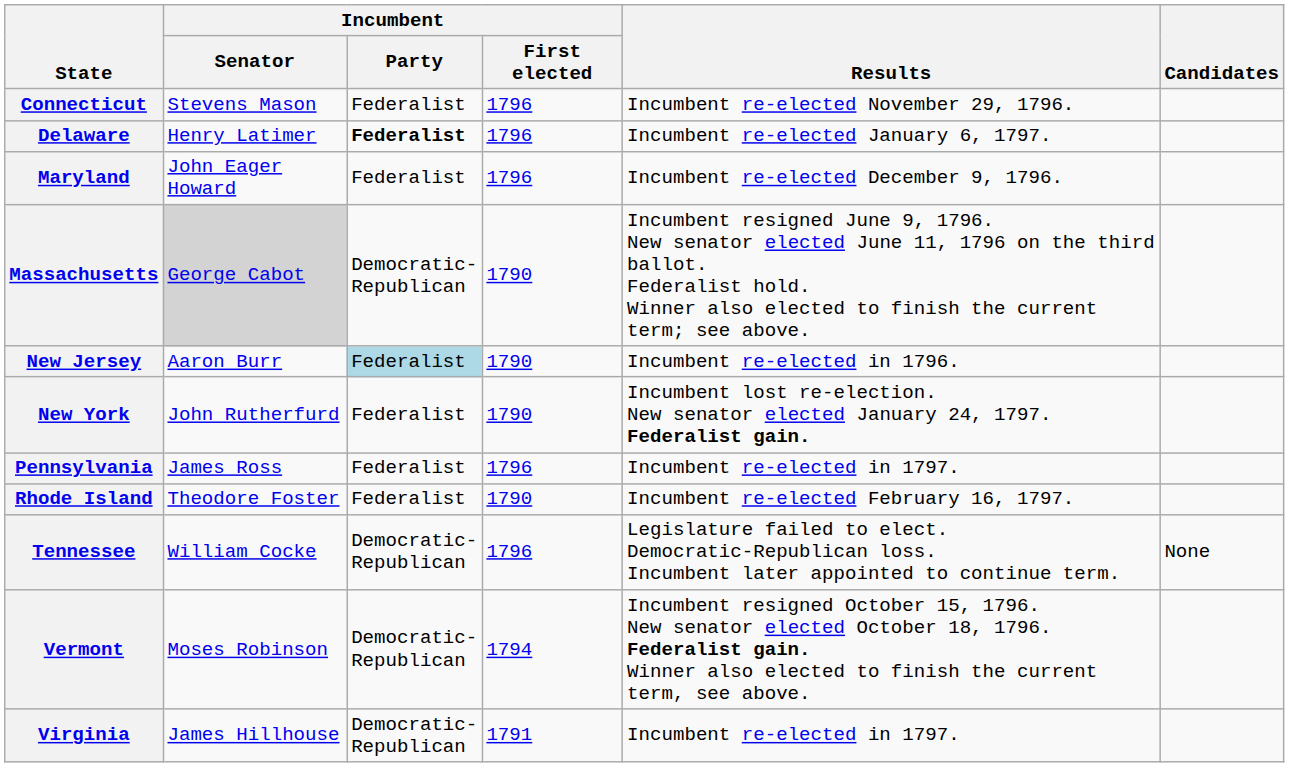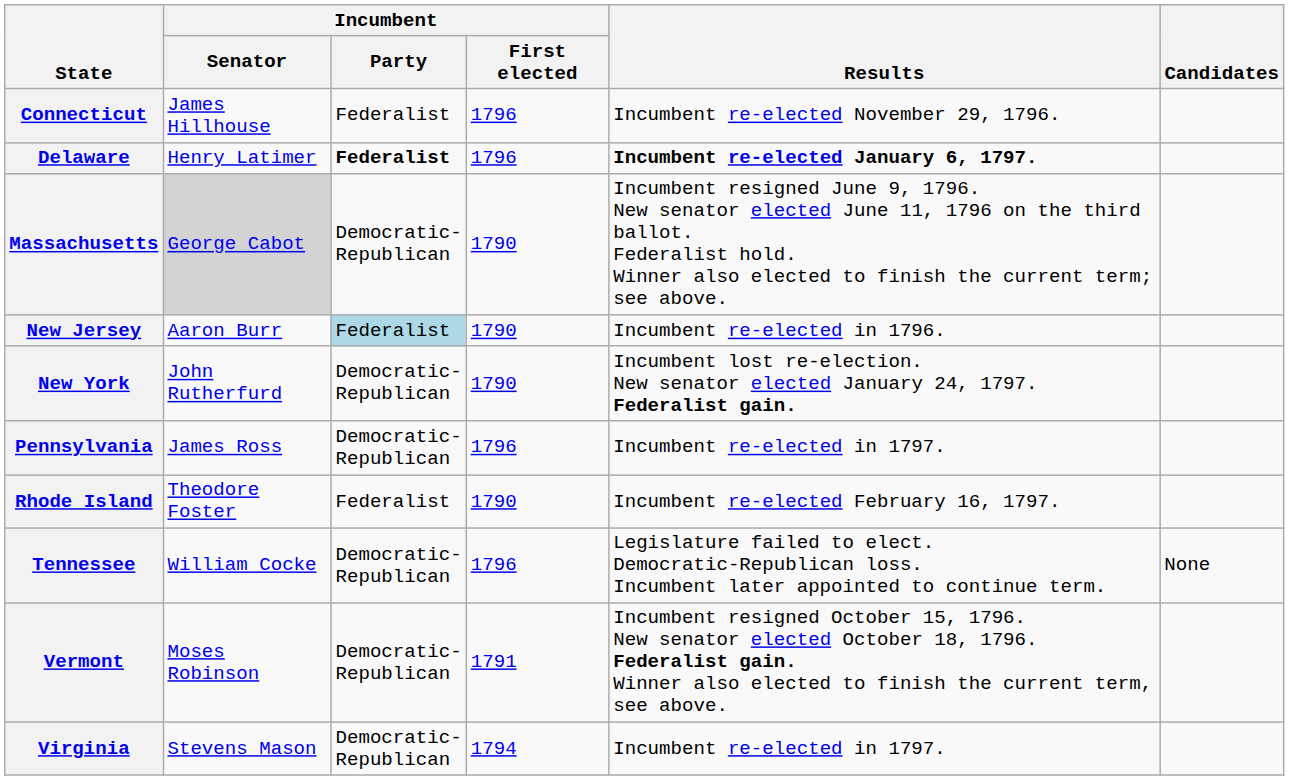(242, 105) Stevens Mason -> (219, 116) James Hillhouse
(839, 136) normal -> (825, 158) bold
- row: (84, 178)
(408, 415) Federalist -> (399, 384) Democratic- Republican
(408, 468) Federalist -> (399, 448) Democratic- Republican
(509, 650) 1794 -> (494, 663) 1791
(253, 736) James Hillhouse -> (242, 749) Stevens Mason
(509, 736) 1791 -> (494, 749) 1794
